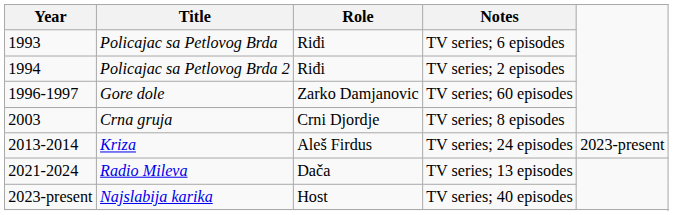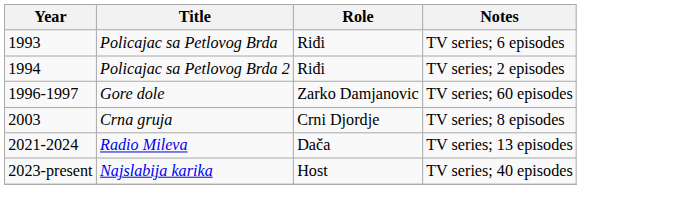- row: (118, 145)
